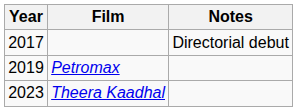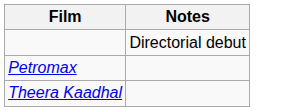- column: (26, 17)
